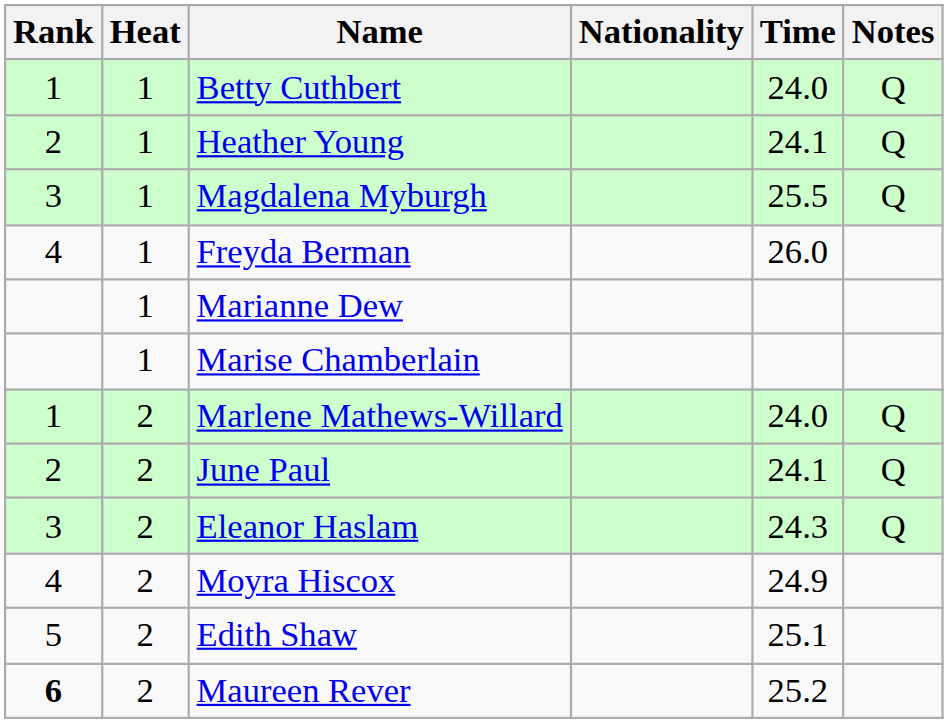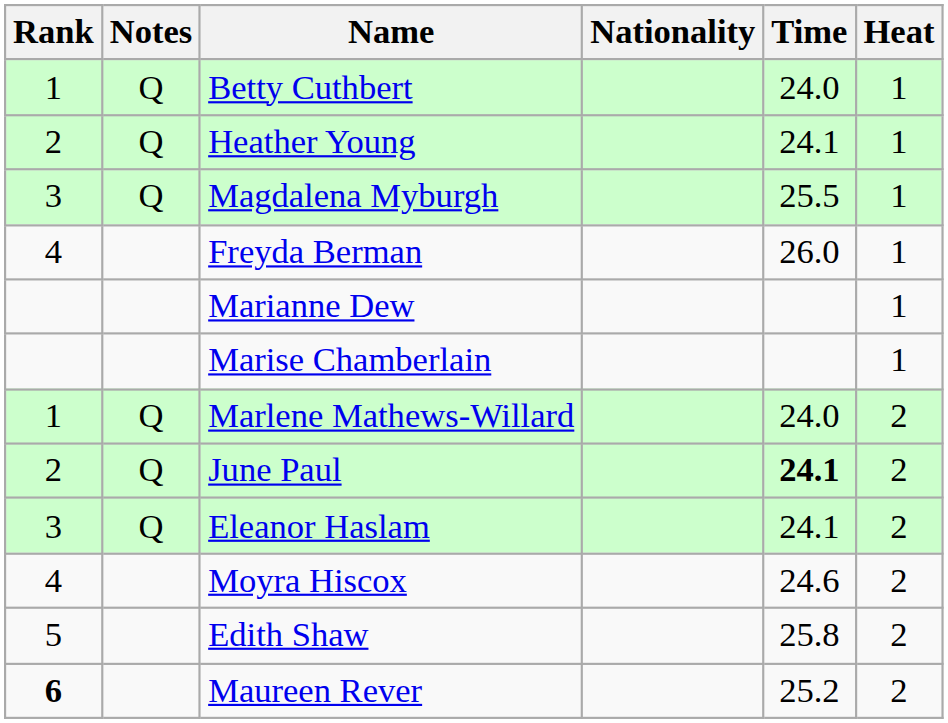columns swapped: (145, 31) <-> (893, 31)
(798, 470) normal -> (809, 470) bold
(798, 525) 24.3 -> (809, 525) 24.1
(798, 580) 24.9 -> (809, 580) 24.6
(798, 634) 25.1 -> (809, 634) 25.8
